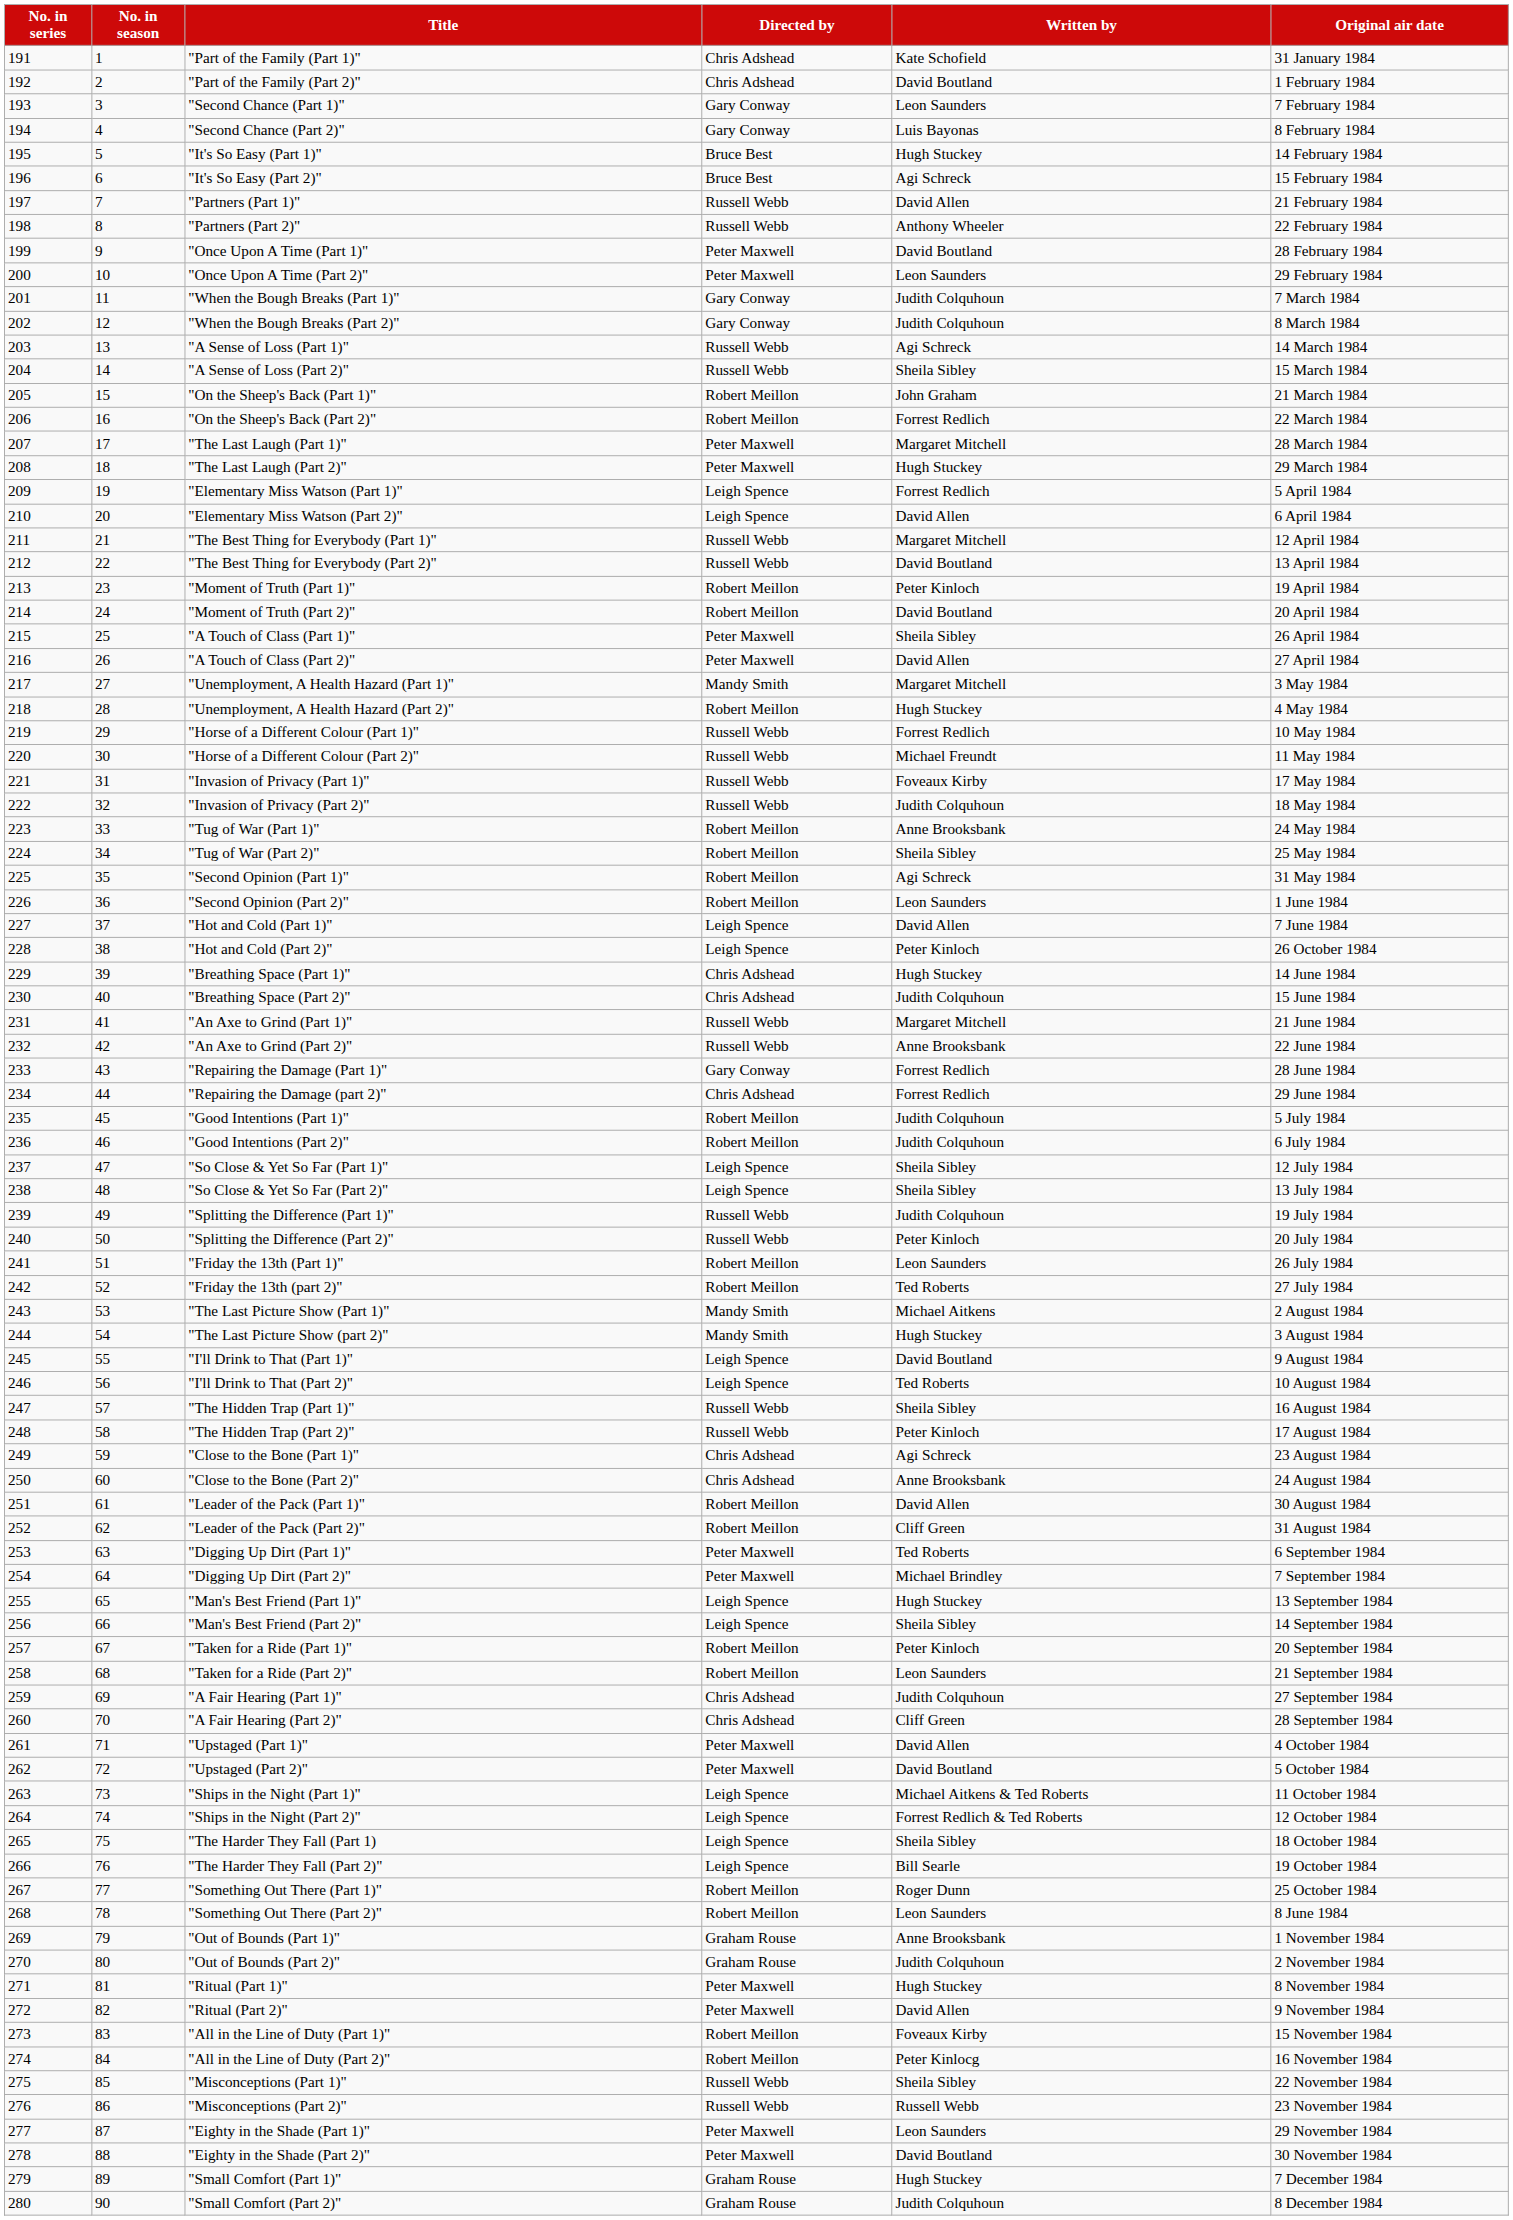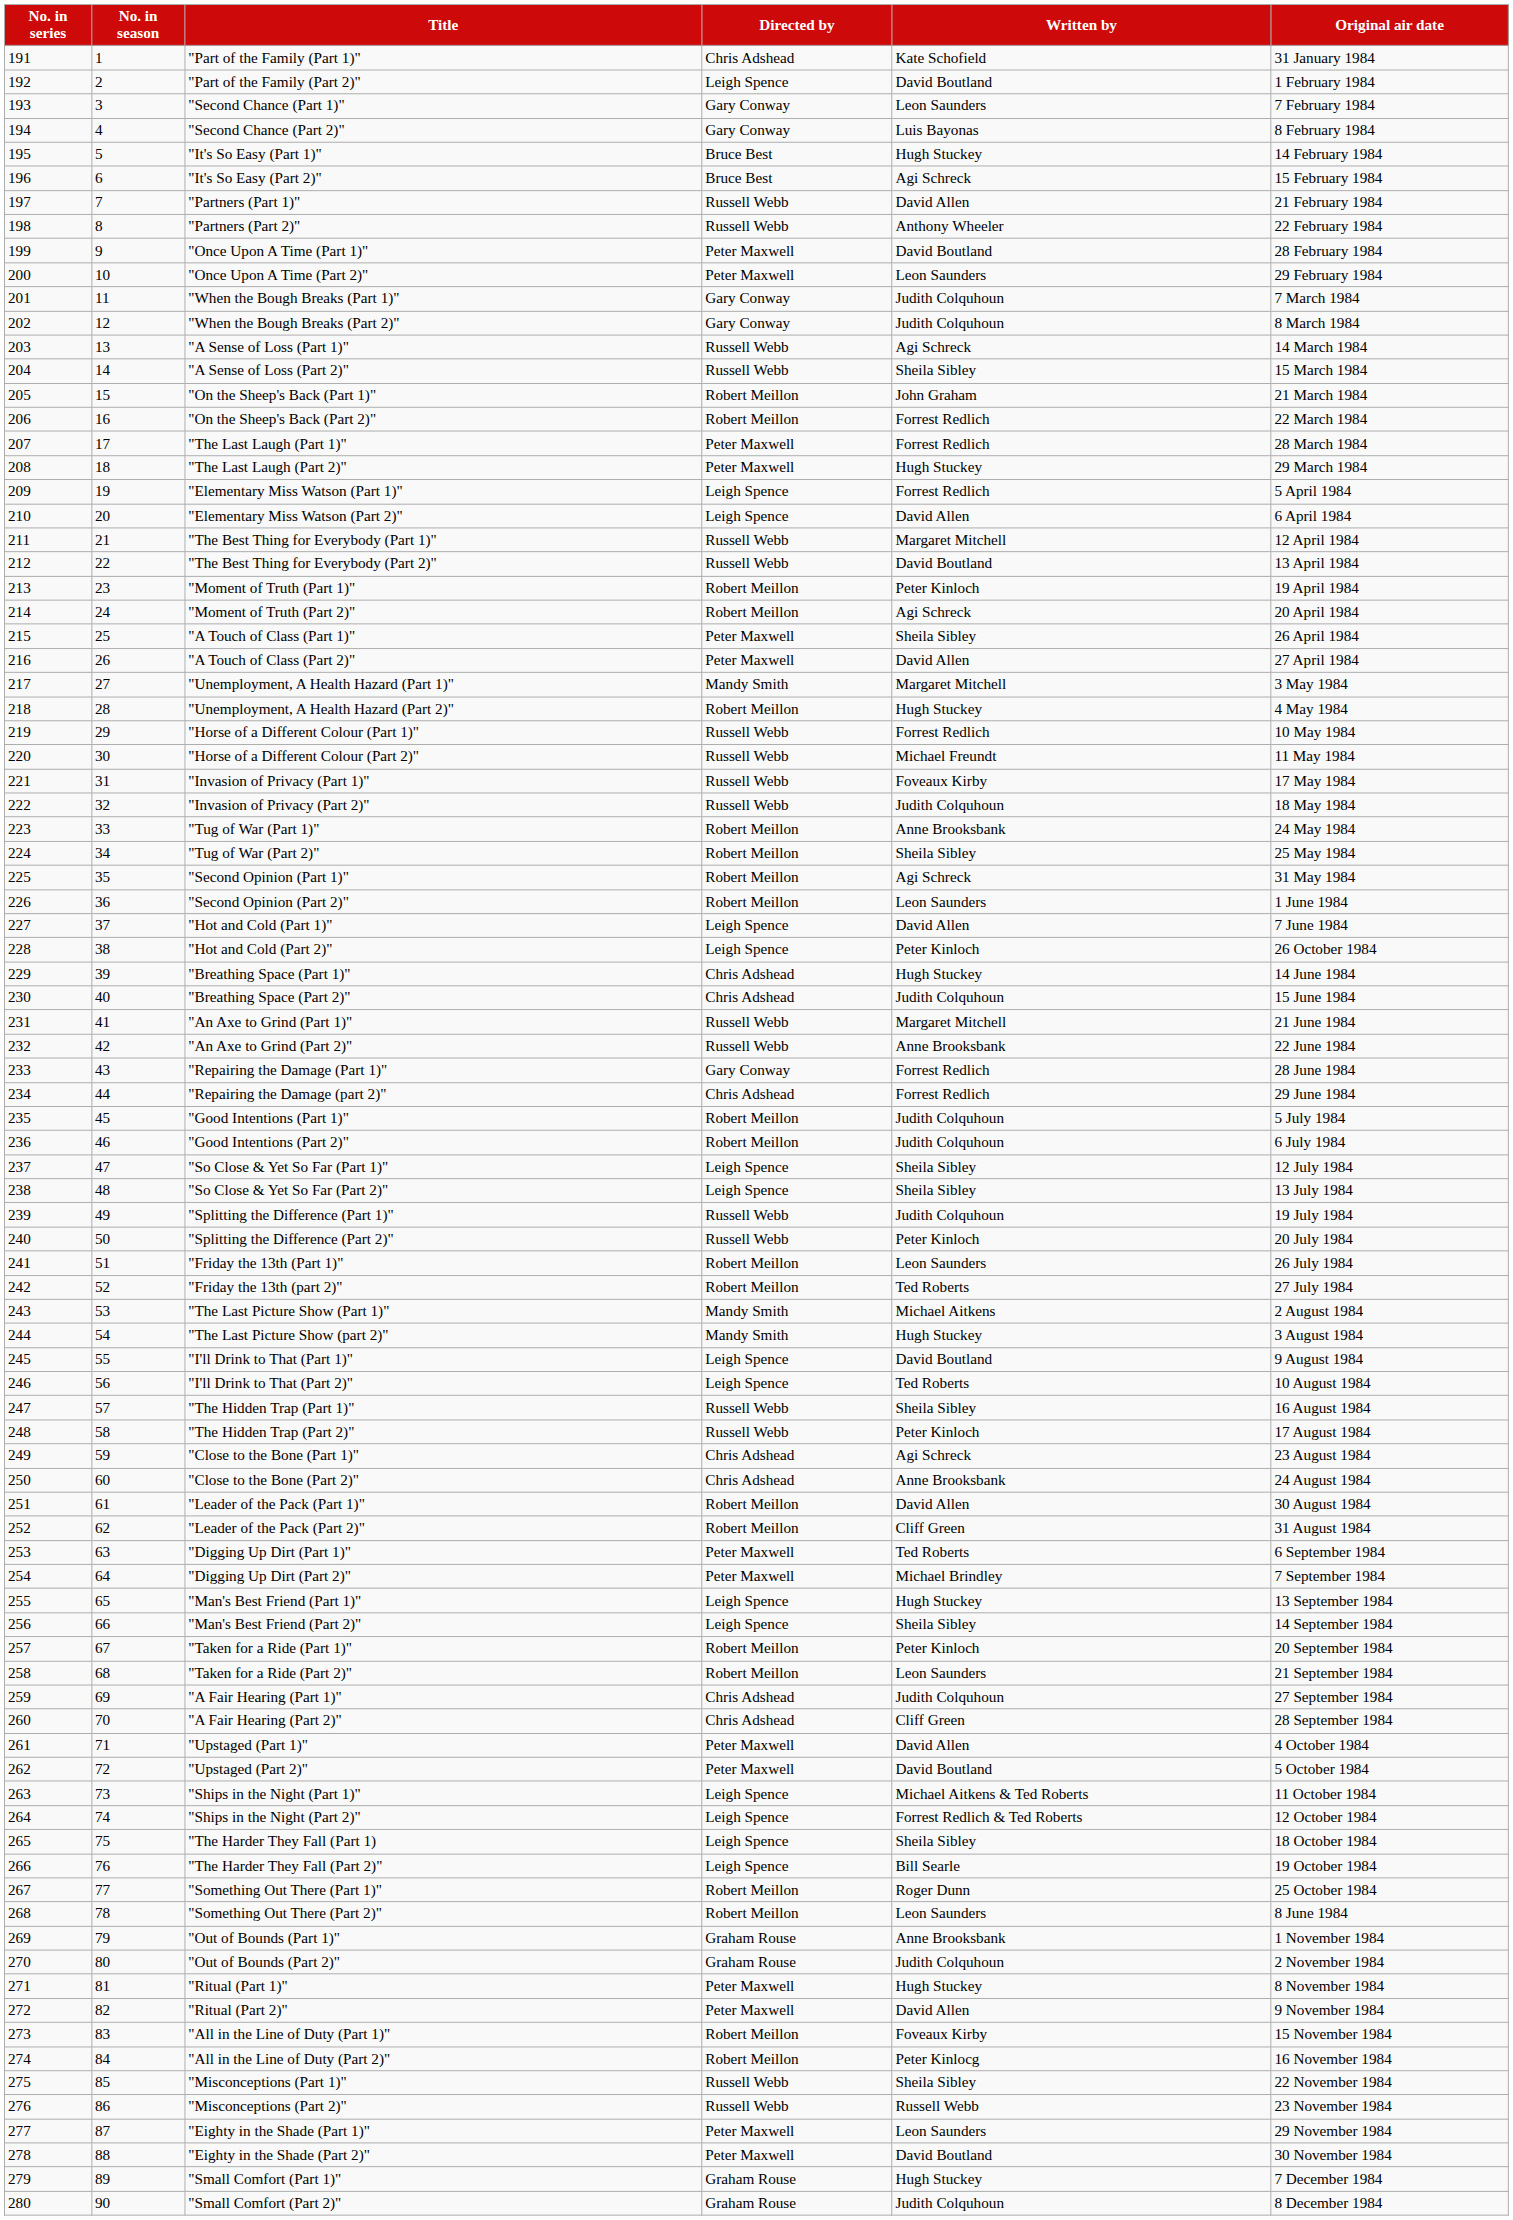(750, 81) Chris Adshead -> (747, 81) Leigh Spence
(951, 443) Margaret Mitchell -> (943, 443) Forrest Redlich
(944, 612) David Boutland -> (933, 612) Agi Schreck
